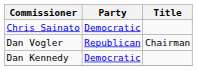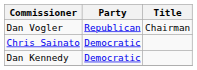rows swapped: (35, 42) <-> (43, 27)
